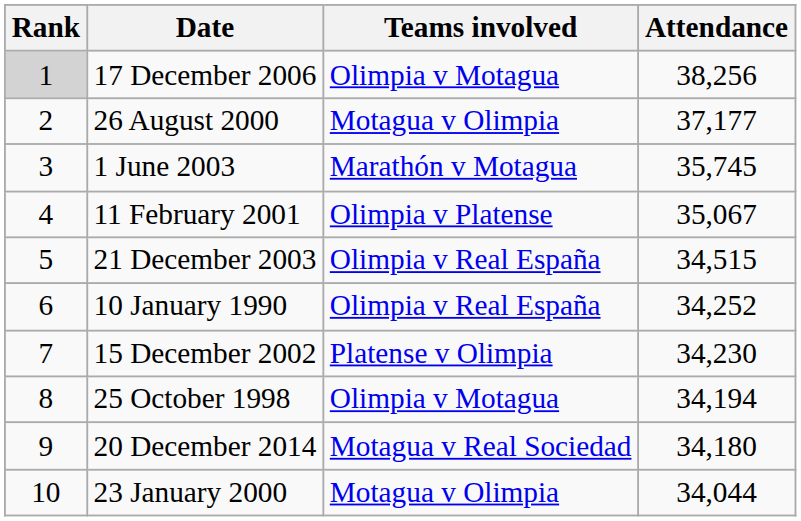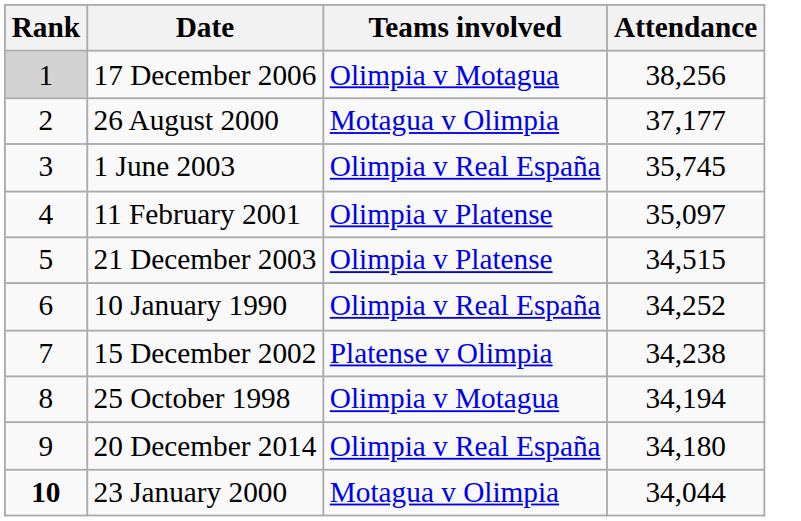(453, 167) Marathón v Motagua -> (465, 167) Olimpia v Real España
(717, 213) 35,067 -> (686, 213) 35,097
(465, 259) Olimpia v Real España -> (441, 259) Olimpia v Platense
(717, 352) 34,230 -> (686, 352) 34,238
(481, 445) Motagua v Real Sociedad -> (465, 445) Olimpia v Real España
(46, 492) normal -> (46, 492) bold
